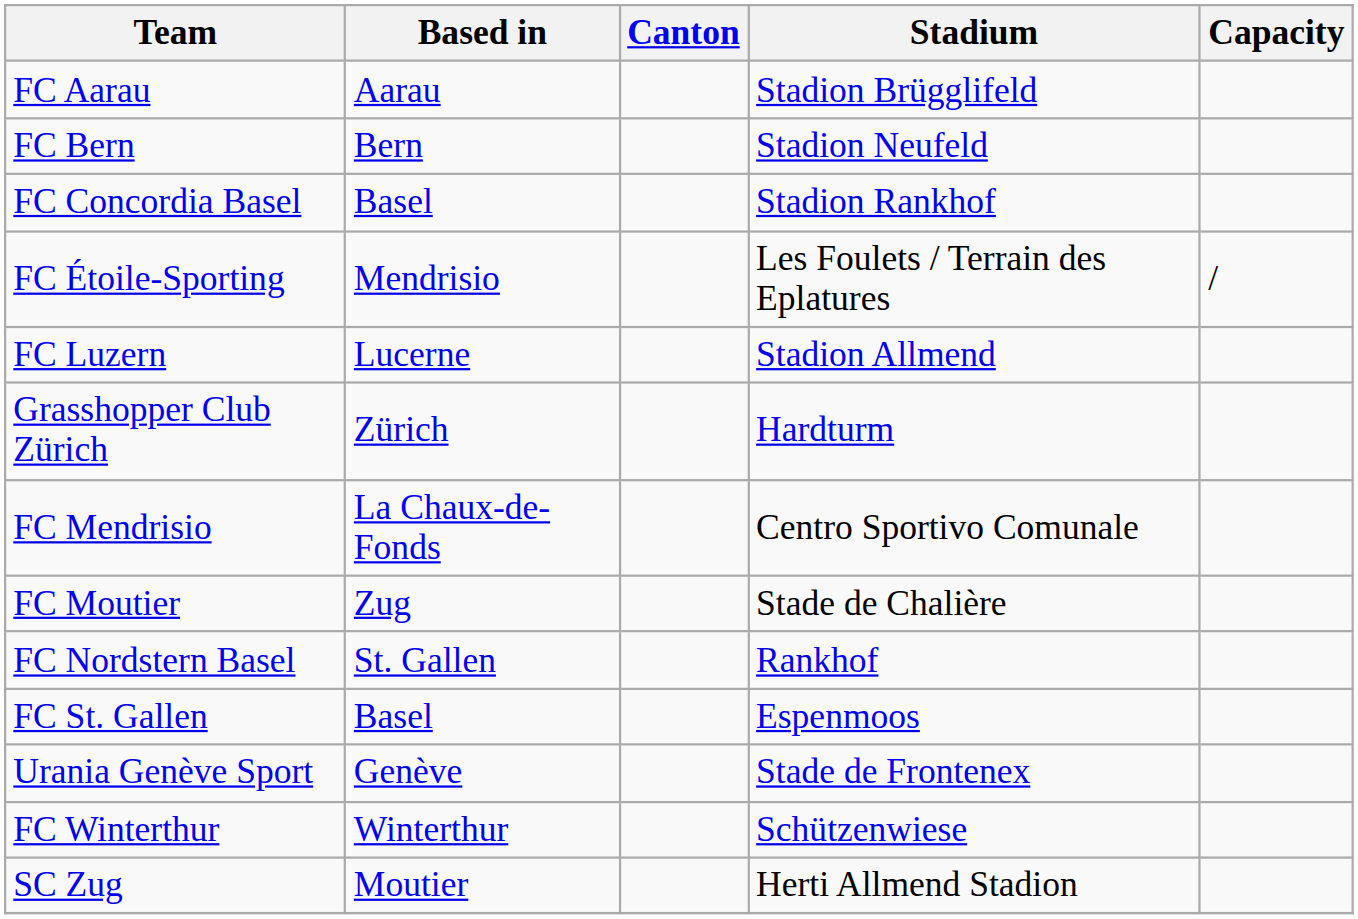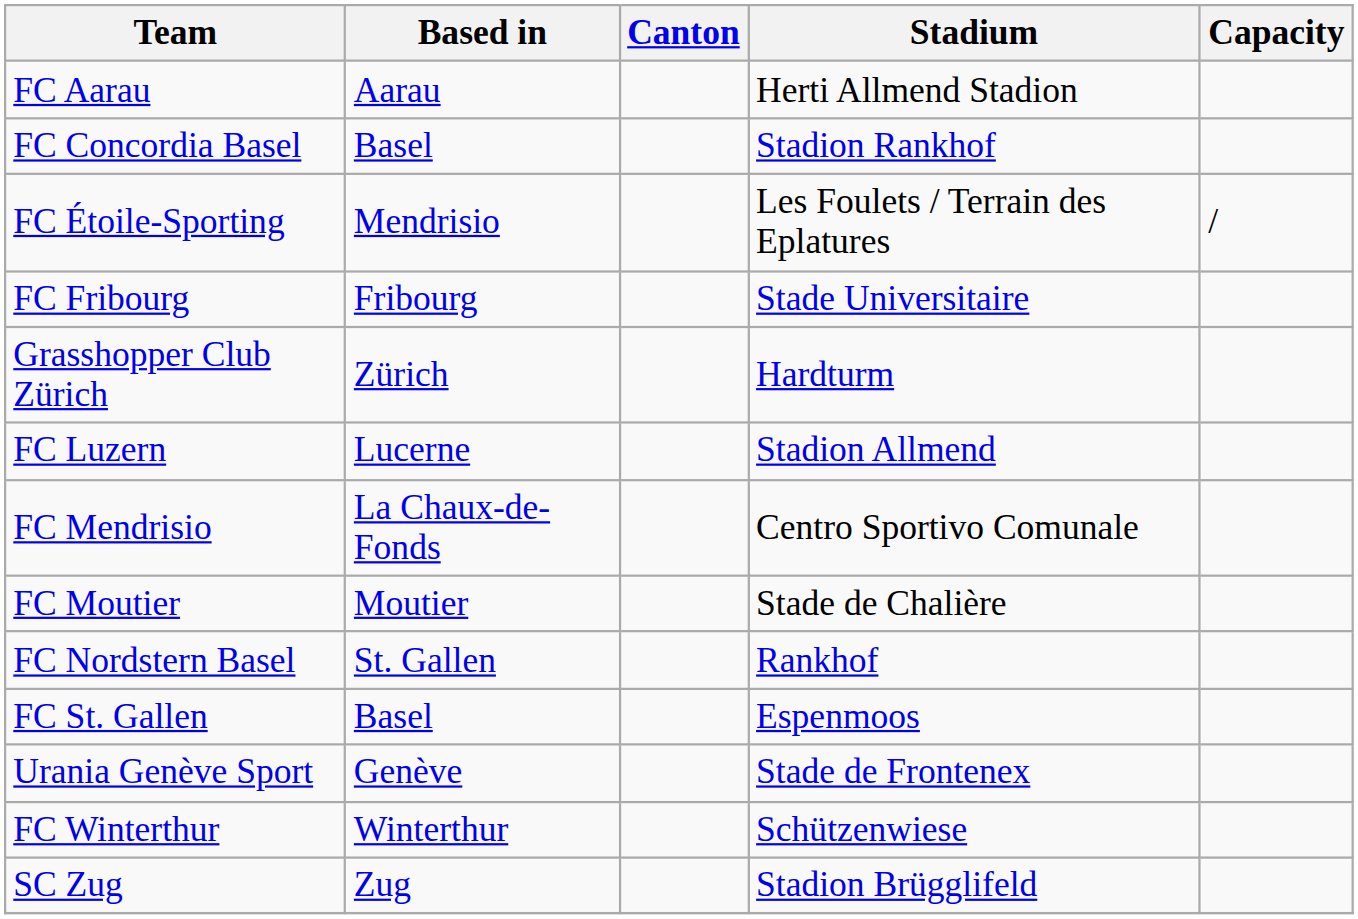(897, 88) Stadion Brügglifeld -> (917, 88) Herti Allmend Stadion
- row: (74, 145)
+ row: (101, 297)
rows swapped: (142, 430) <-> (90, 354)
(382, 603) Zug -> (411, 603) Moutier
(411, 884) Moutier -> (382, 884) Zug
(917, 884) Herti Allmend Stadion -> (897, 884) Stadion Brügglifeld
